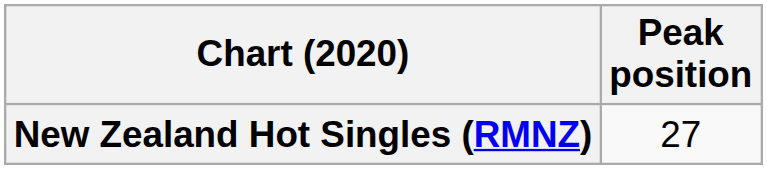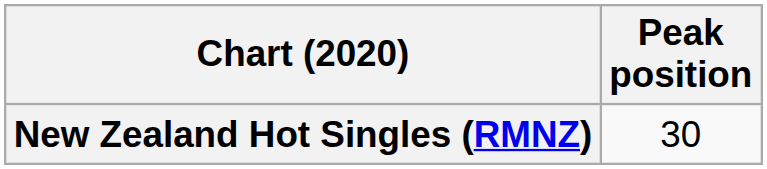(681, 133) 27 -> (681, 133) 30
